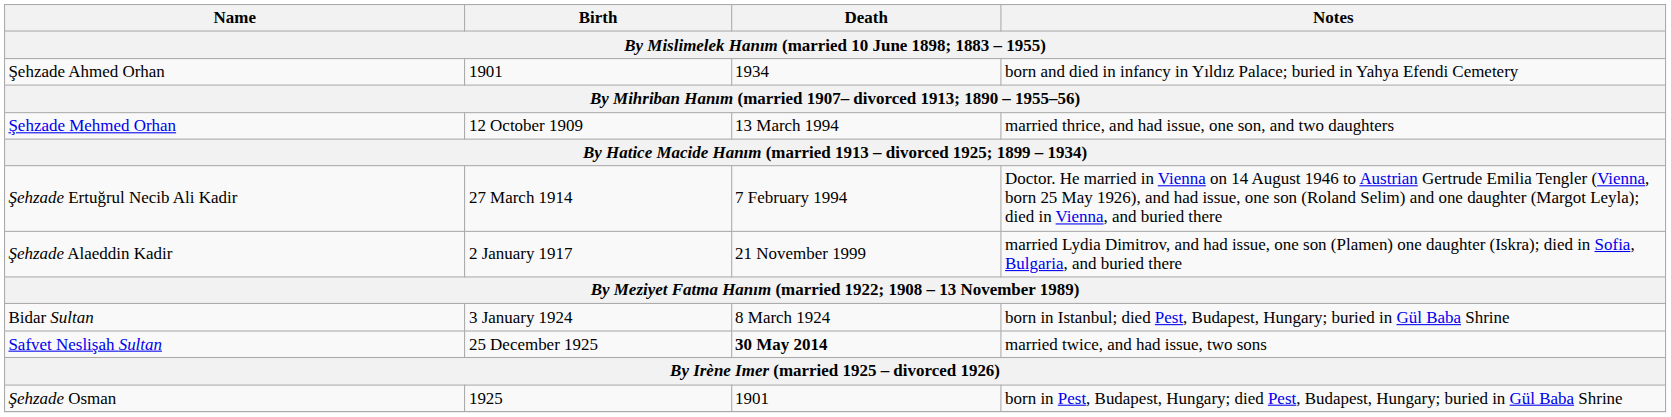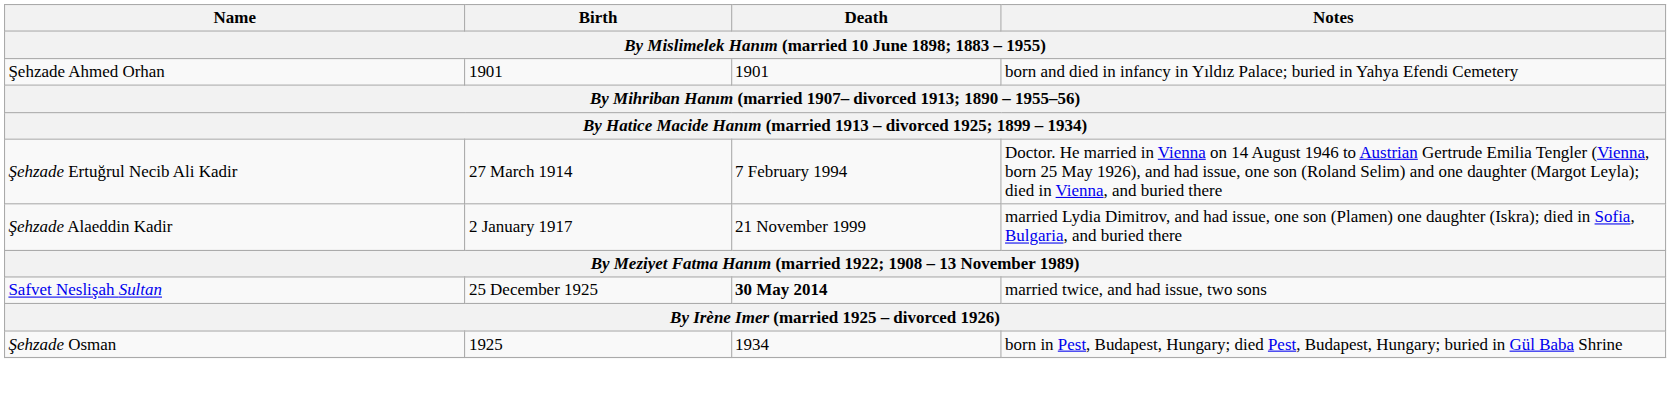(752, 71) 1934 -> (752, 71) 1901
- row: (92, 125)
- row: (51, 317)
(752, 397) 1901 -> (752, 344) 1934
